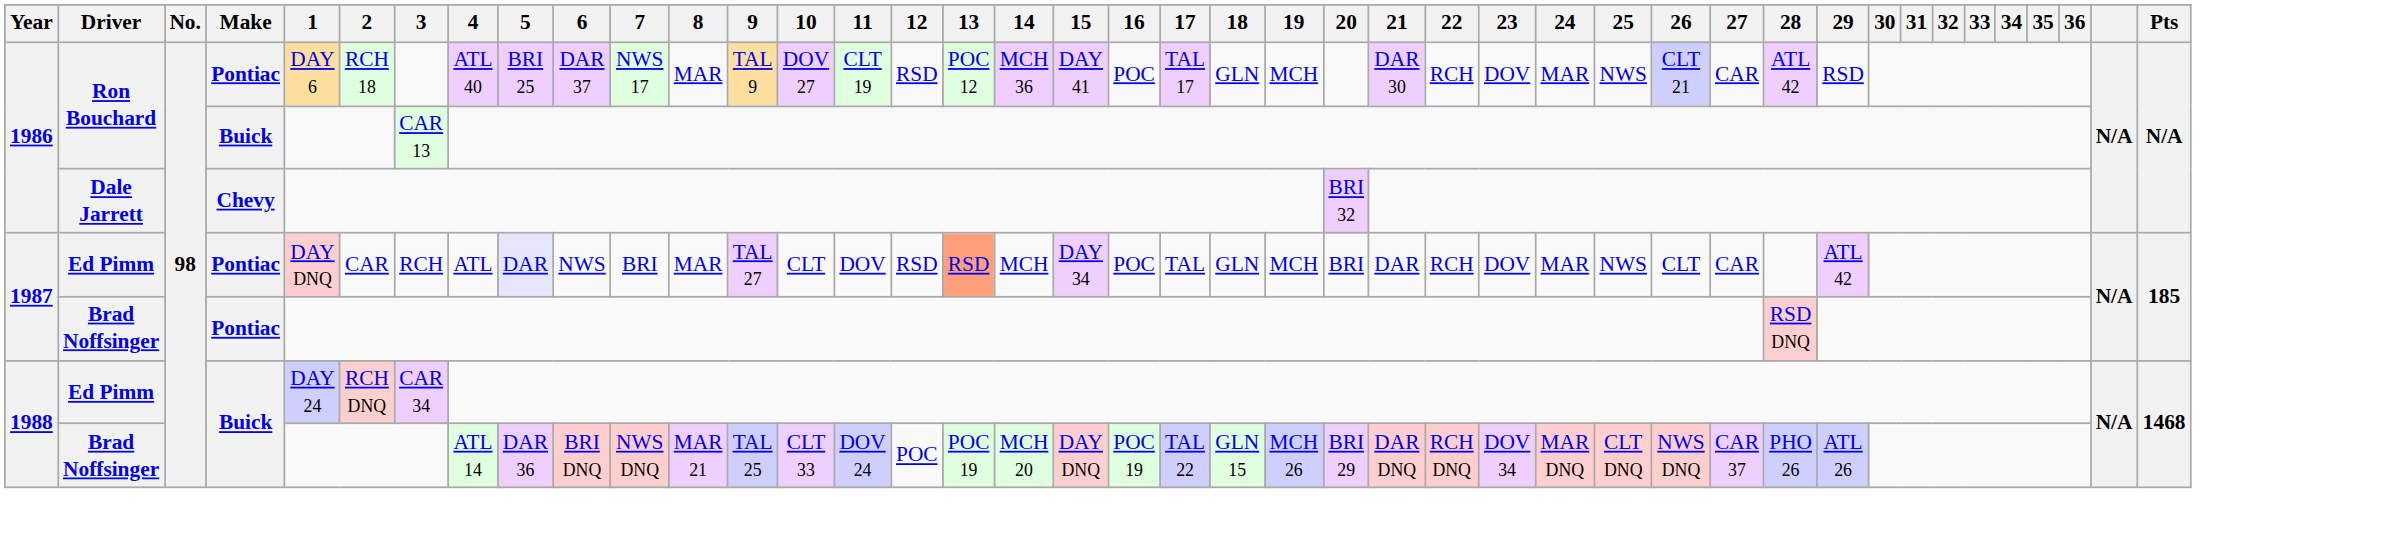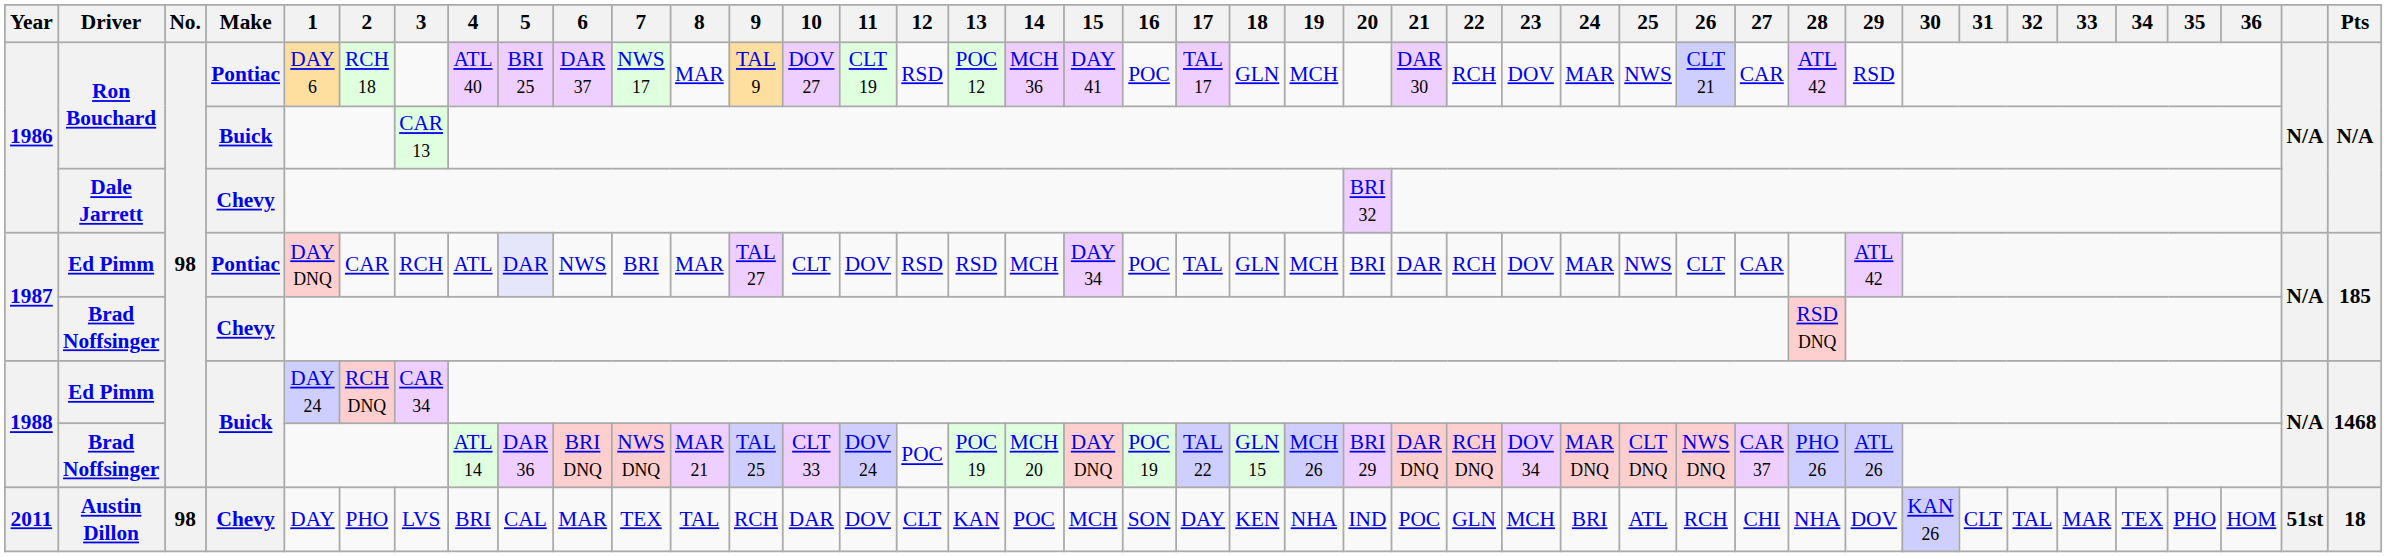(969, 264) lightsalmon background -> (976, 264) no background
(246, 328) Pontiac -> (246, 328) Chevy
+ row: (31, 519)
